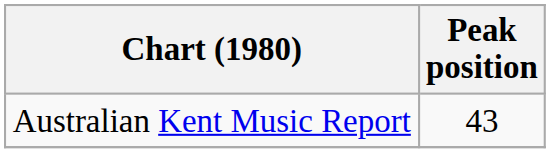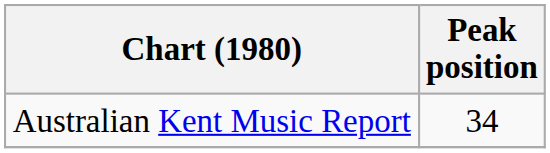(482, 119) 43 -> (482, 119) 34
